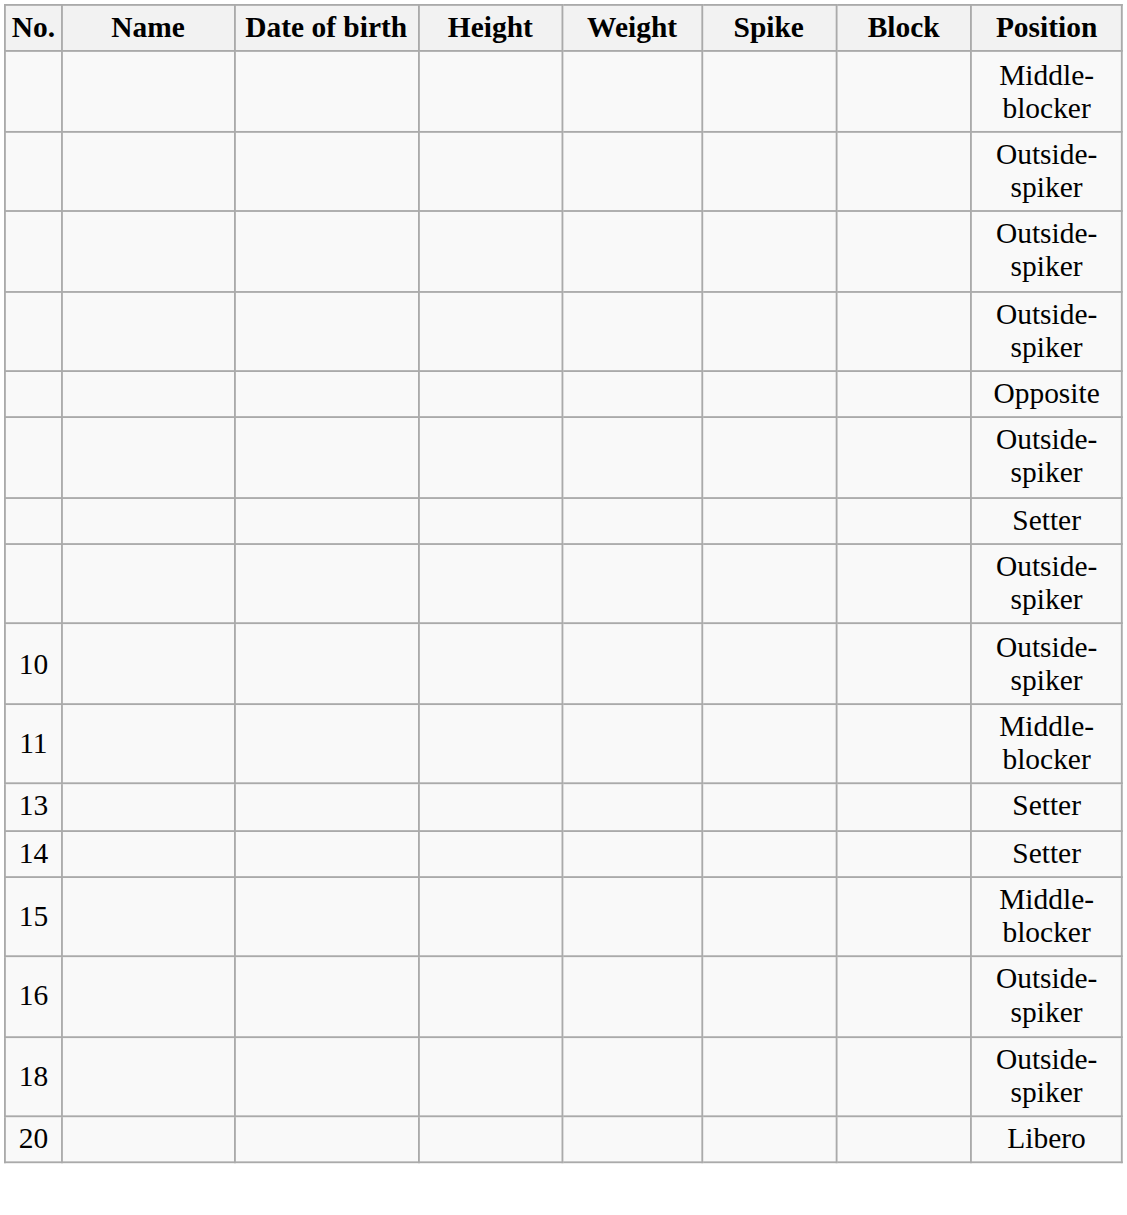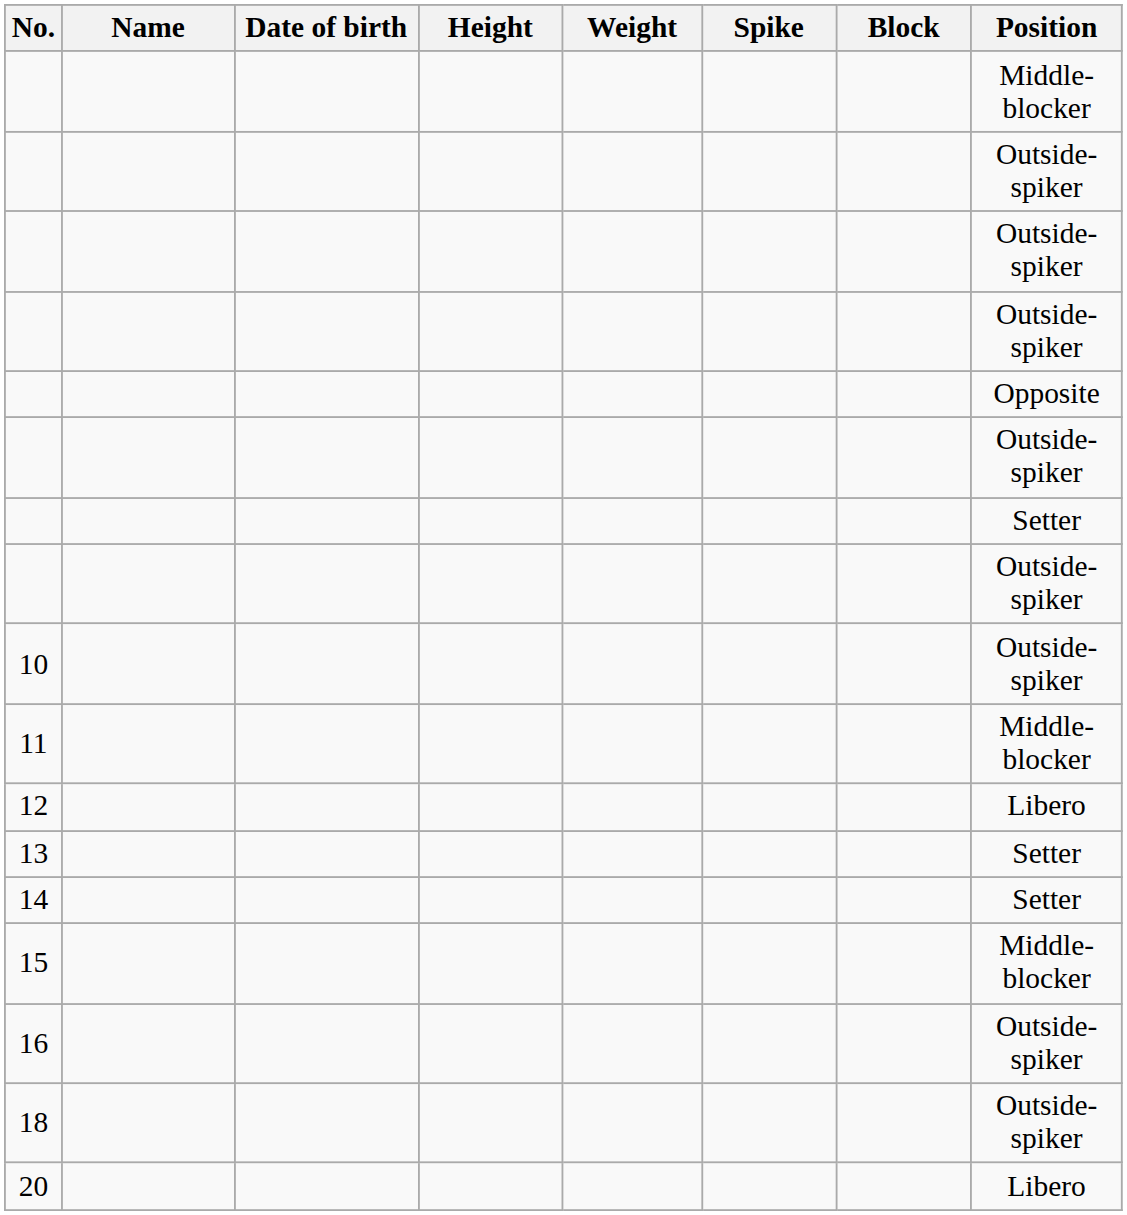+ row: (33, 806)
